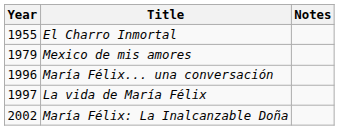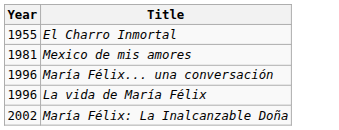- column: (313, 15)
(22, 55) 1979 -> (22, 55) 1981
(22, 95) 1997 -> (22, 95) 1996
